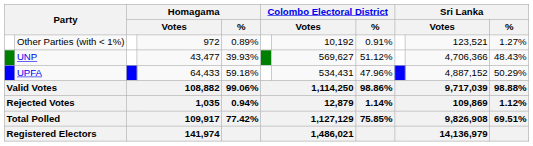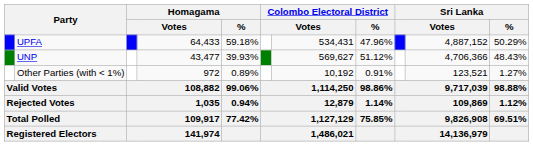rows swapped: (29, 73) <-> (71, 42)
